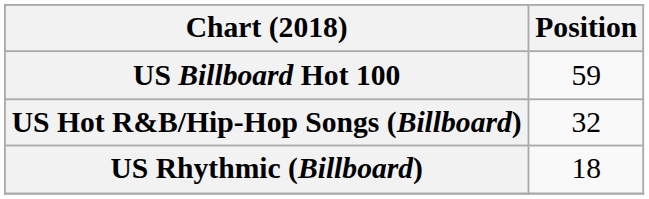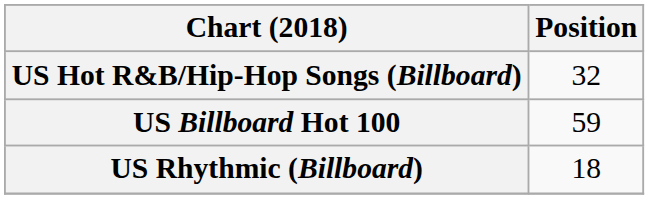rows swapped: (267, 74) <-> (267, 121)
